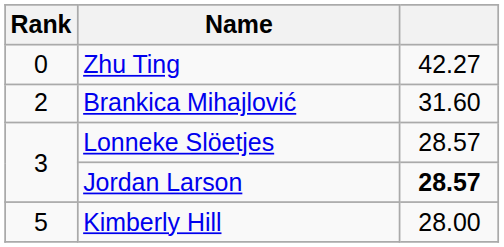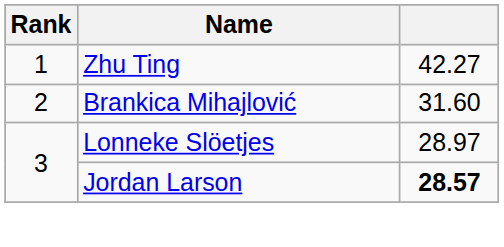(41, 64) 0 -> (41, 64) 1
(449, 143) 28.57 -> (449, 143) 28.97
- row: (152, 221)
